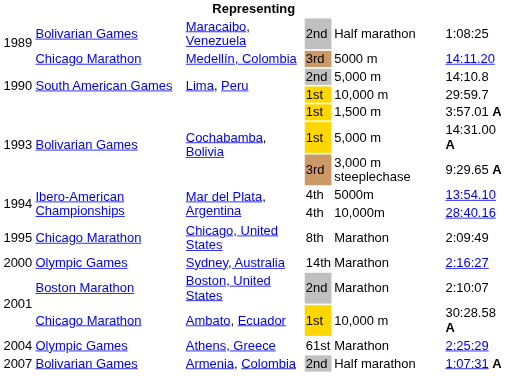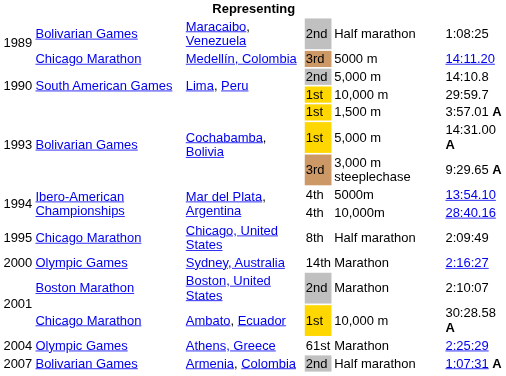(362, 238) Marathon -> (375, 238) Half marathon
